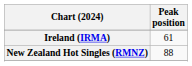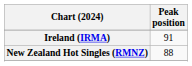(169, 38) 61 -> (169, 38) 91
